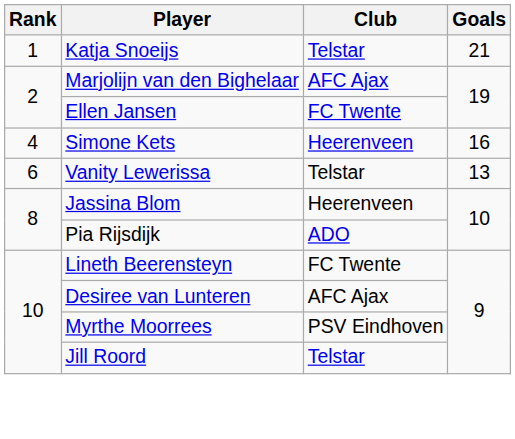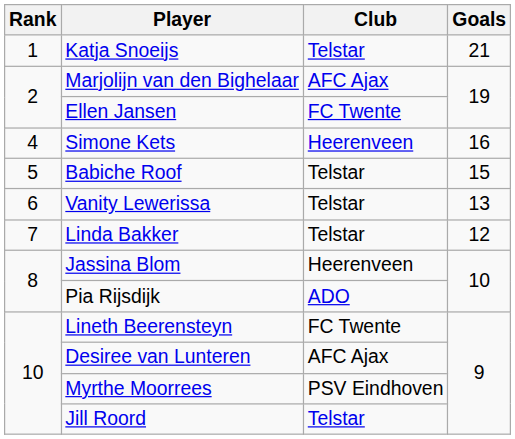+ row: (123, 173)
+ row: (122, 234)
